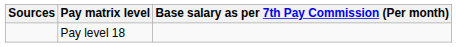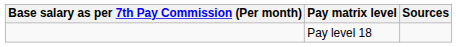columns swapped: (302, 14) <-> (32, 14)
